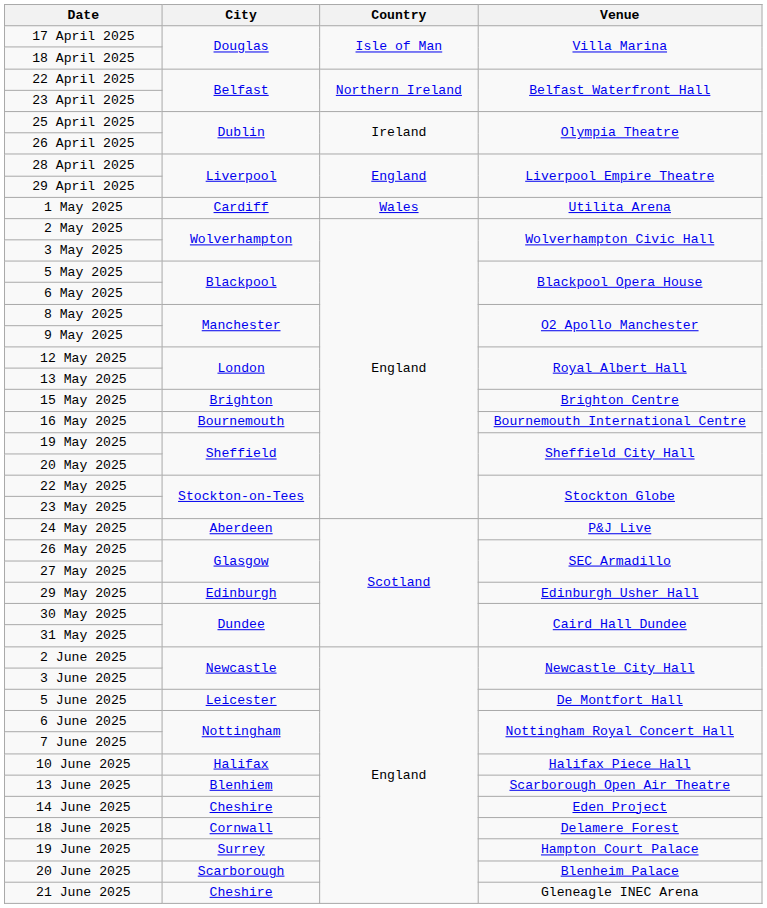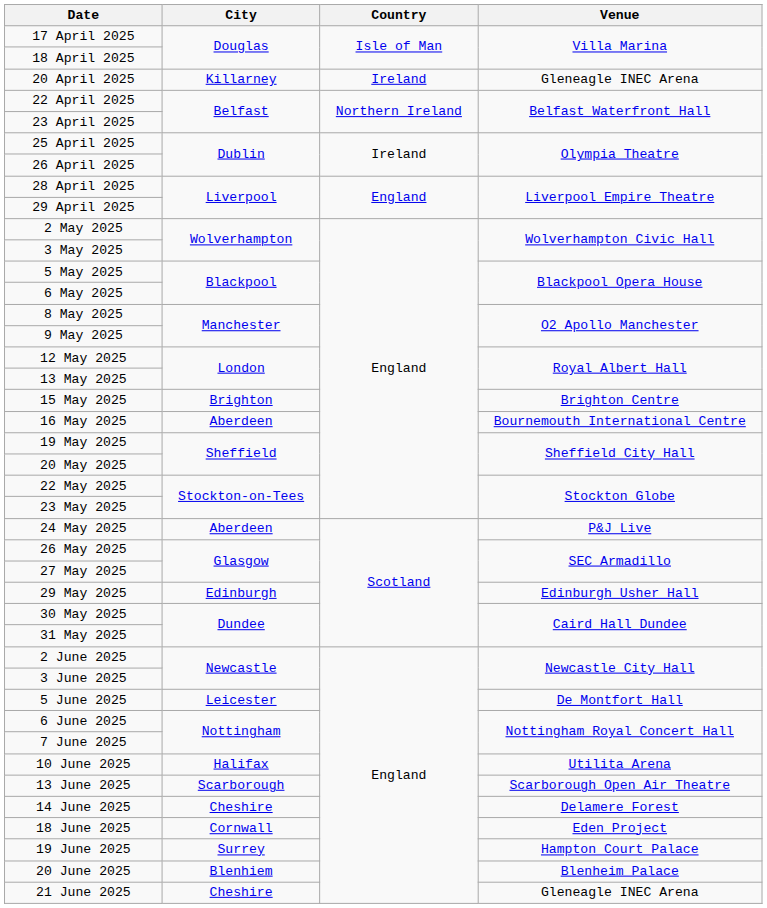+ row: (83, 79)
- row: (83, 208)
(241, 422) Bournemouth -> (241, 422) Aberdeen
(620, 764) Halifax Piece Hall -> (620, 764) Utilita Arena
(241, 786) Blenhiem -> (241, 786) Scarborough
(620, 807) Eden Project -> (620, 807) Delamere Forest
(620, 828) Delamere Forest -> (620, 828) Eden Project
(241, 871) Scarborough -> (241, 871) Blenhiem
